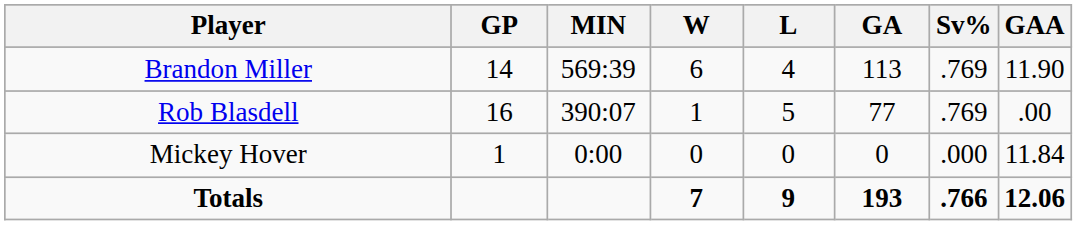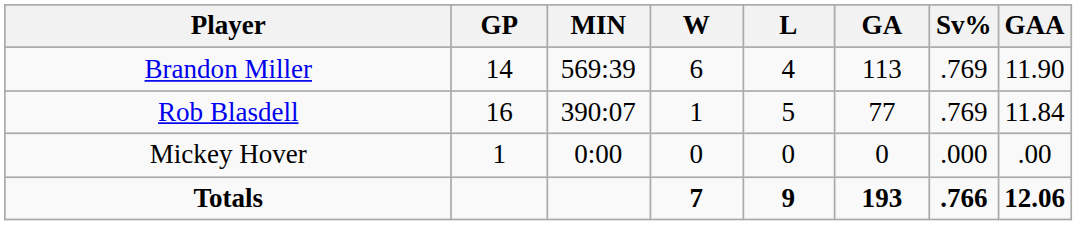(1035, 111) .00 -> (1035, 111) 11.84
(1035, 154) 11.84 -> (1035, 154) .00
